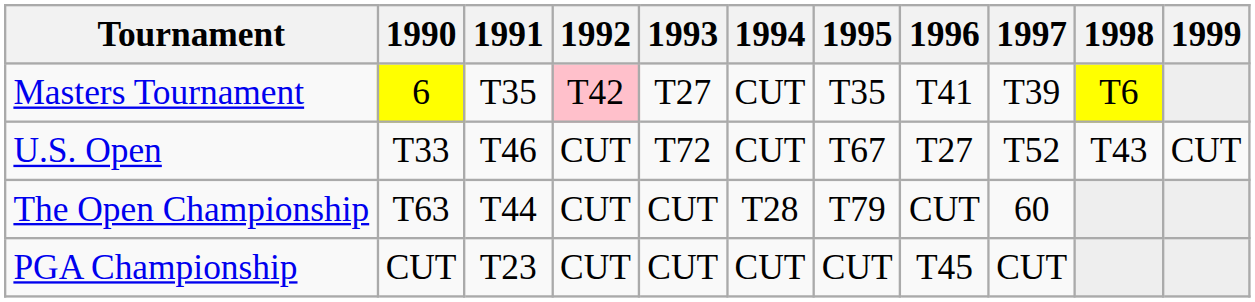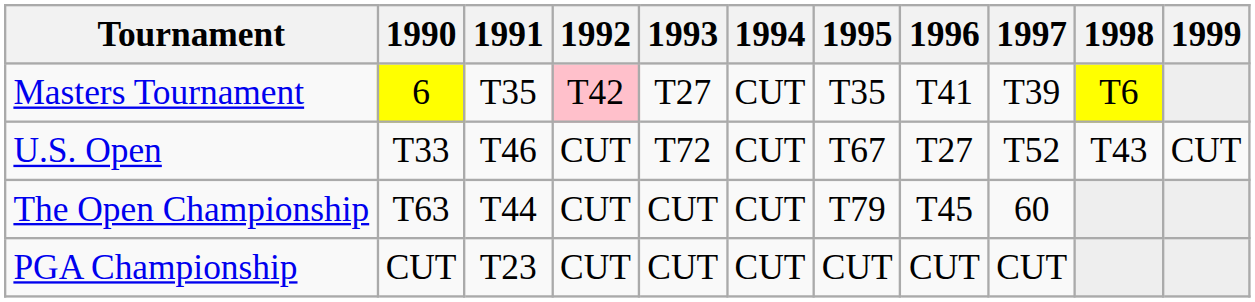(770, 209) T28 -> (770, 209) CUT
(944, 209) CUT -> (944, 209) T45
(944, 267) T45 -> (944, 267) CUT
